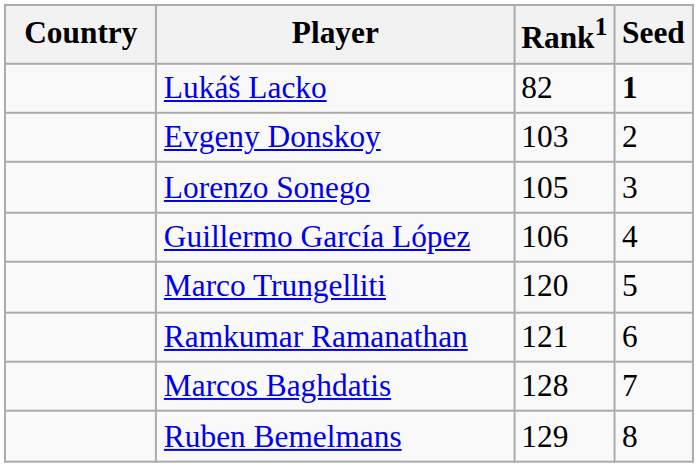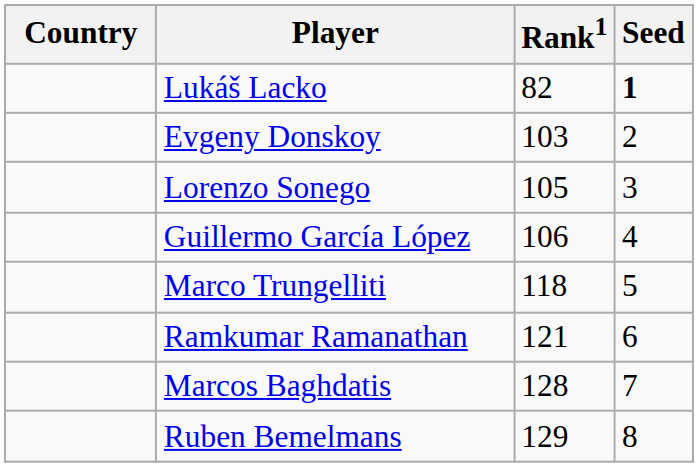(545, 286) 120 -> (544, 286) 118
